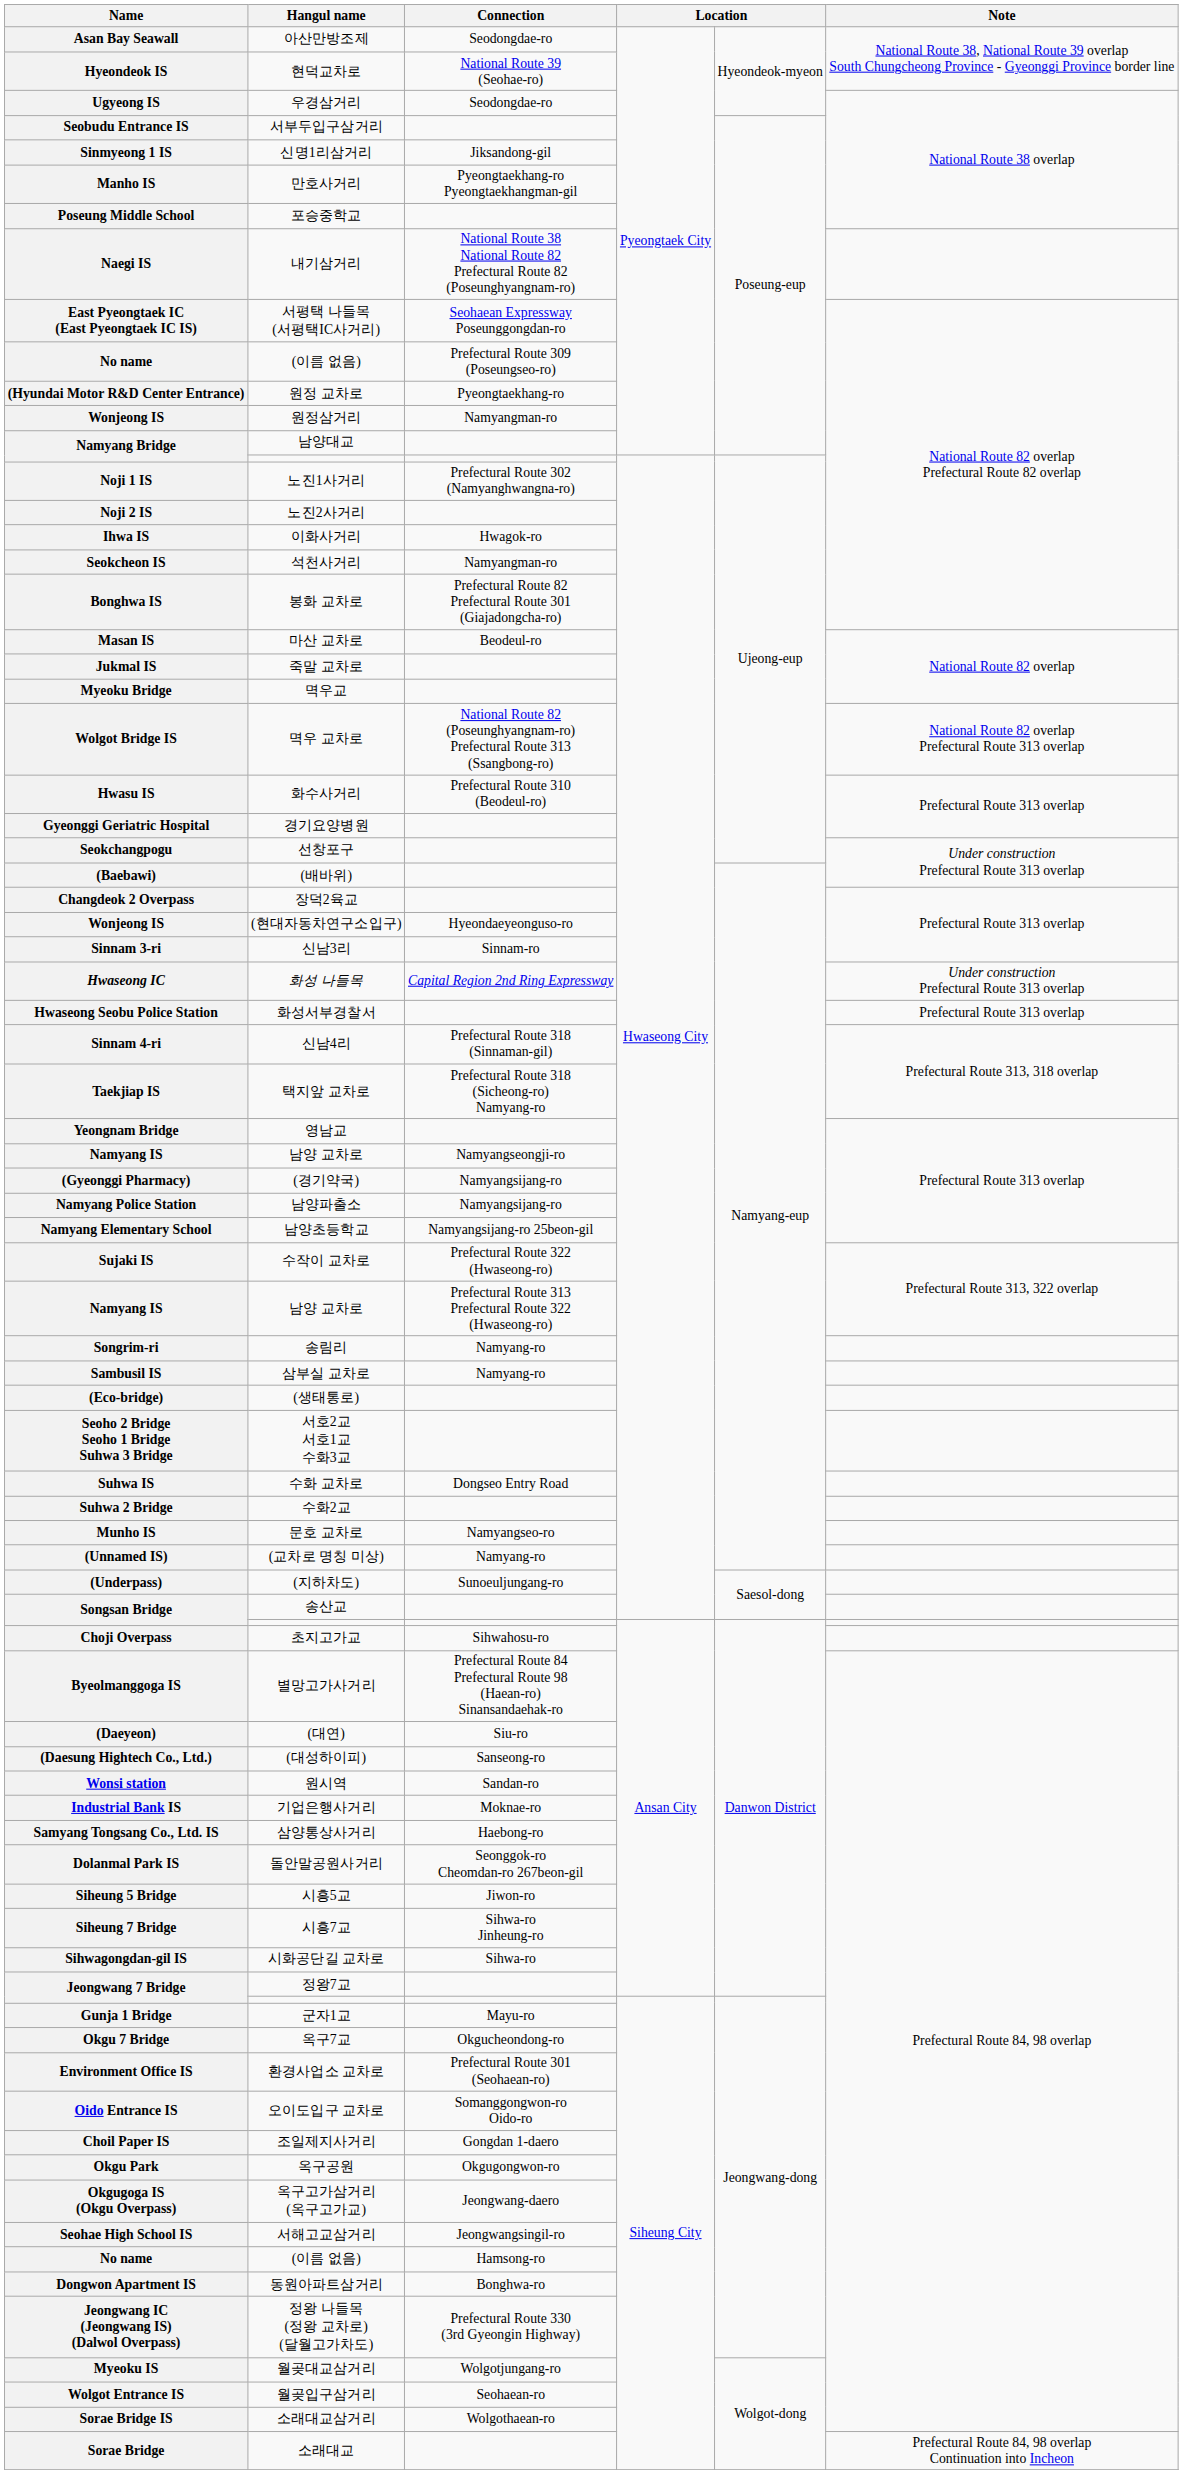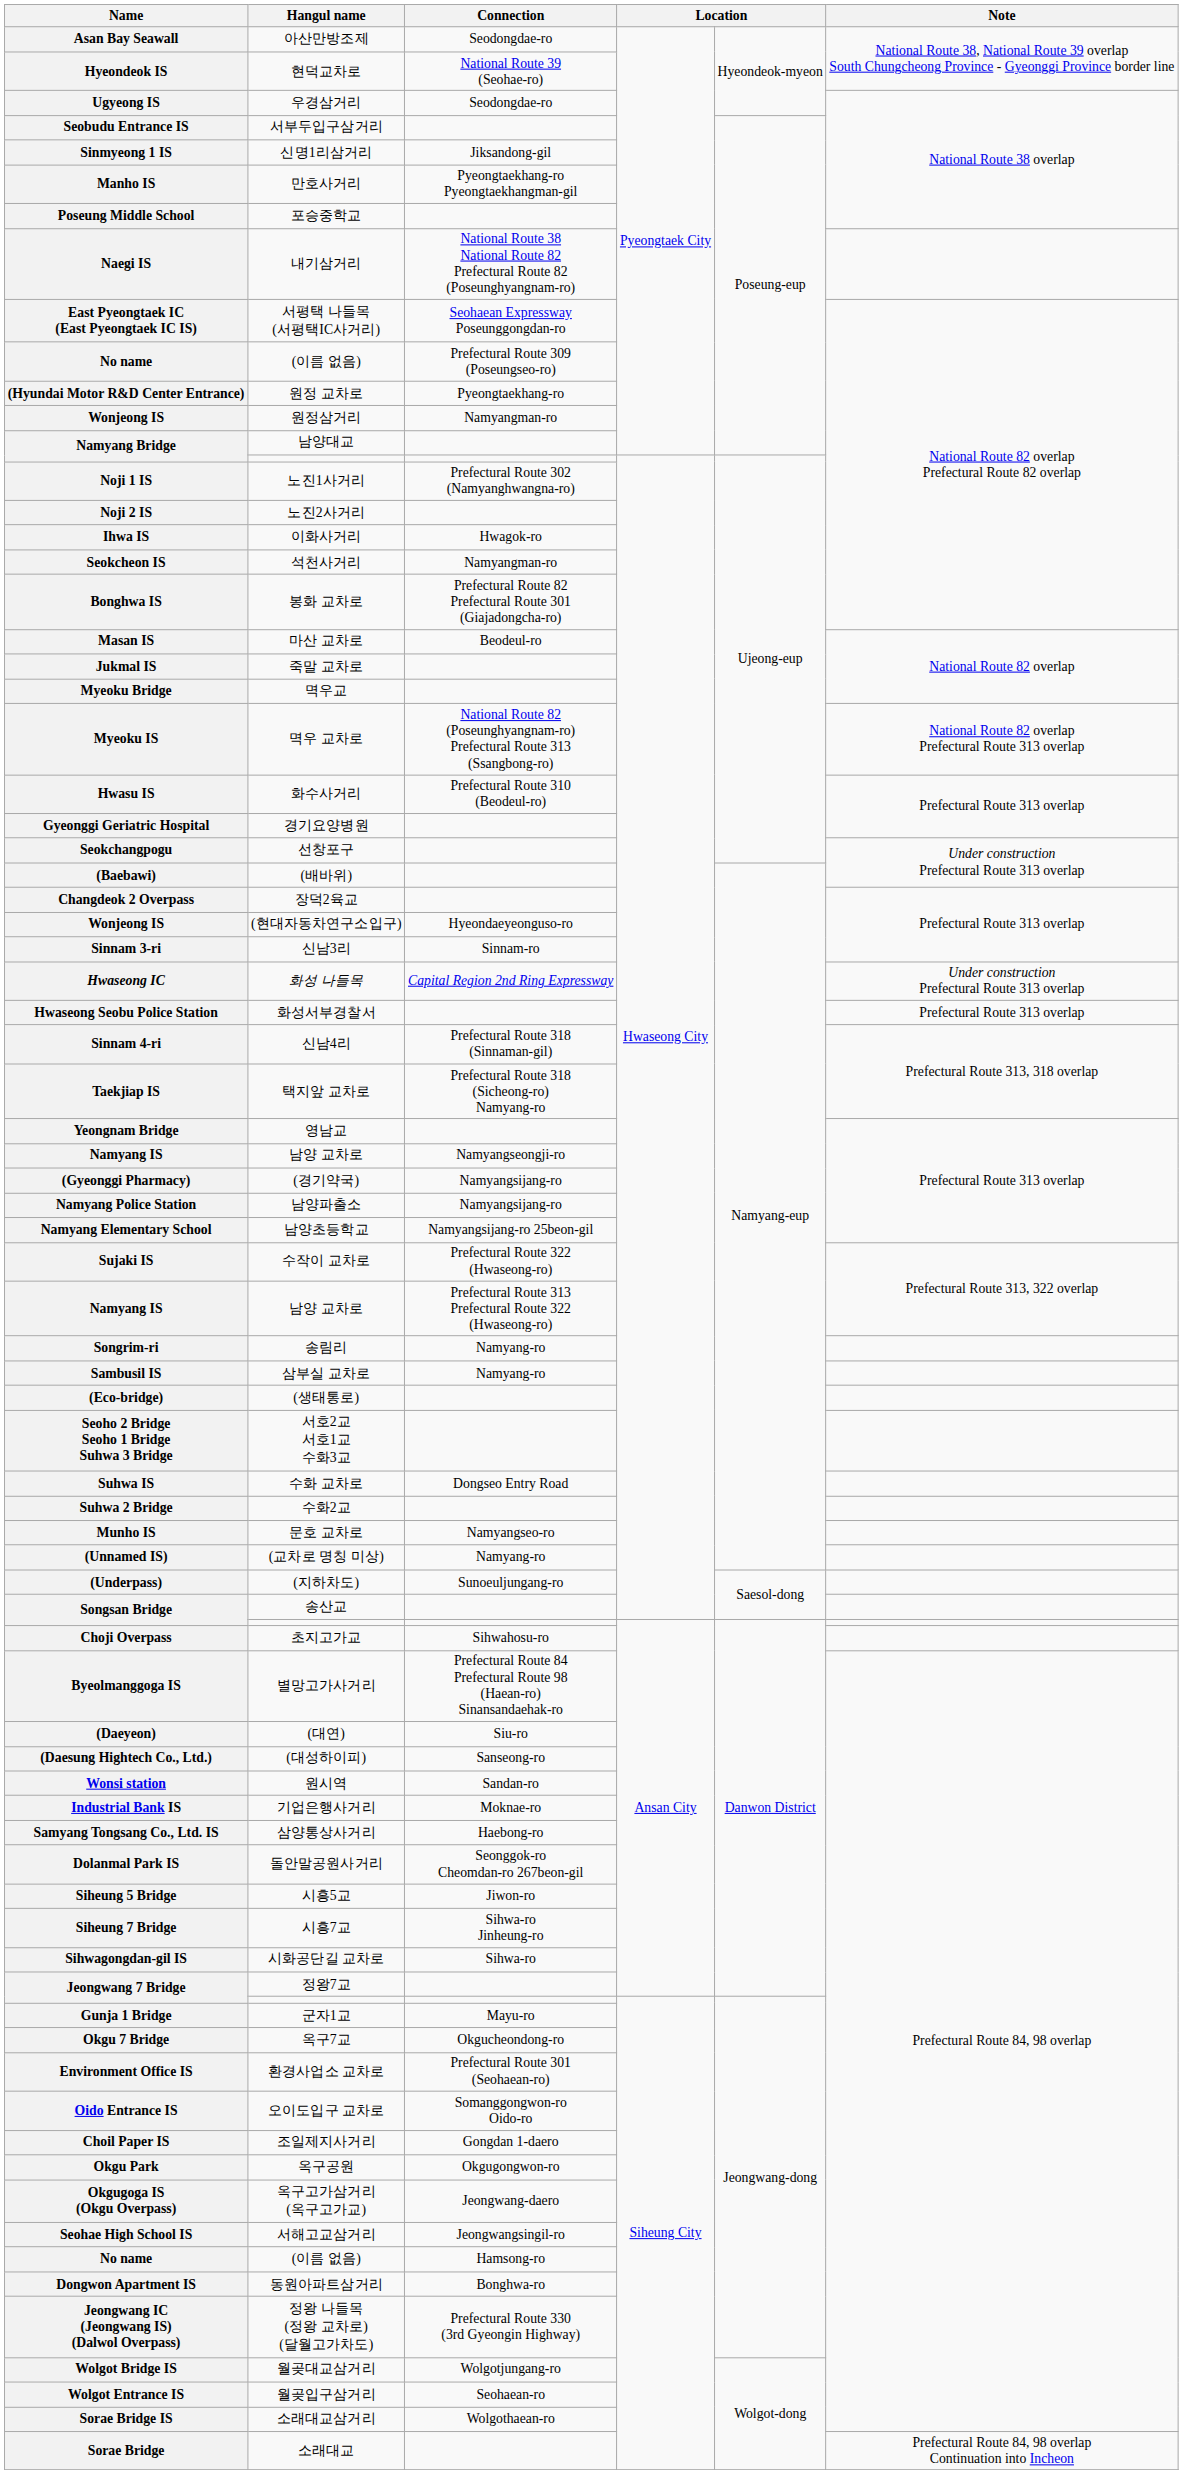(126, 738) Wolgot Bridge IS -> (126, 738) Myeoku IS
(126, 2369) Myeoku IS -> (126, 2369) Wolgot Bridge IS
